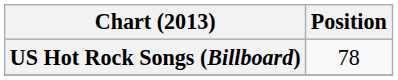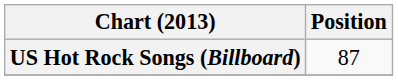(349, 57) 78 -> (349, 57) 87
